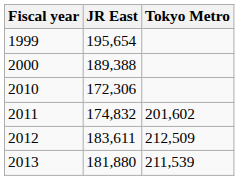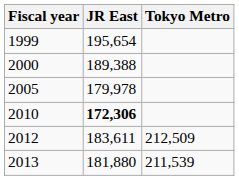+ row: (23, 89)
(111, 89) normal -> (111, 114) bold
- row: (23, 114)
